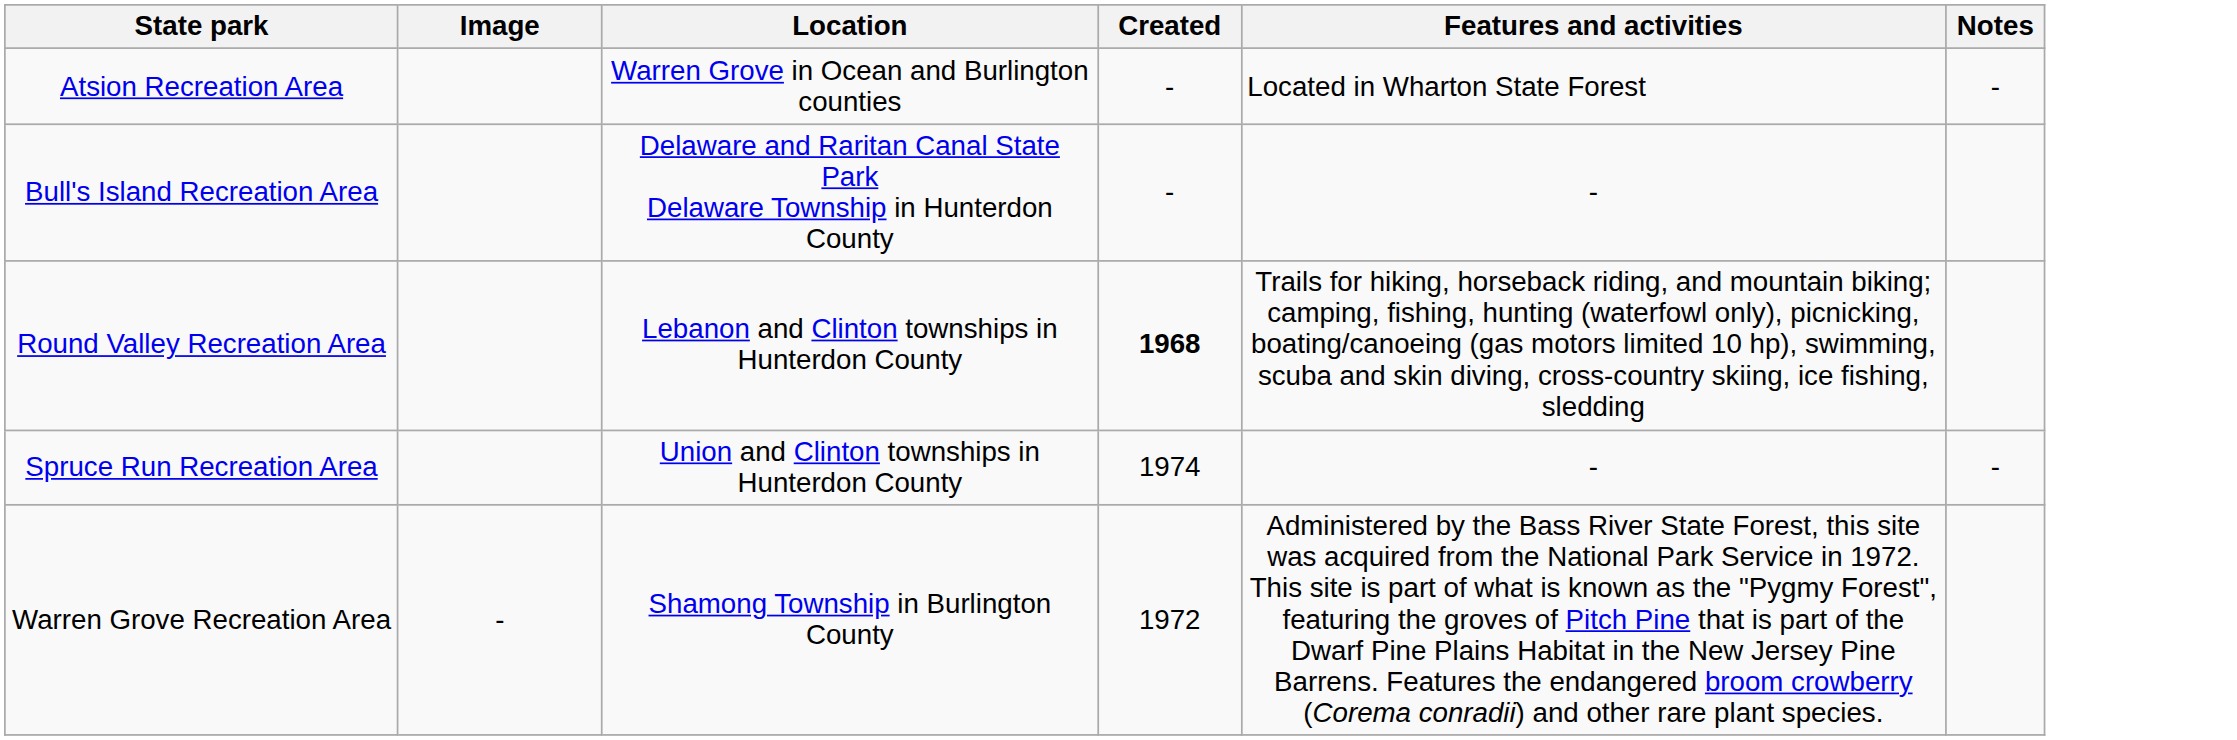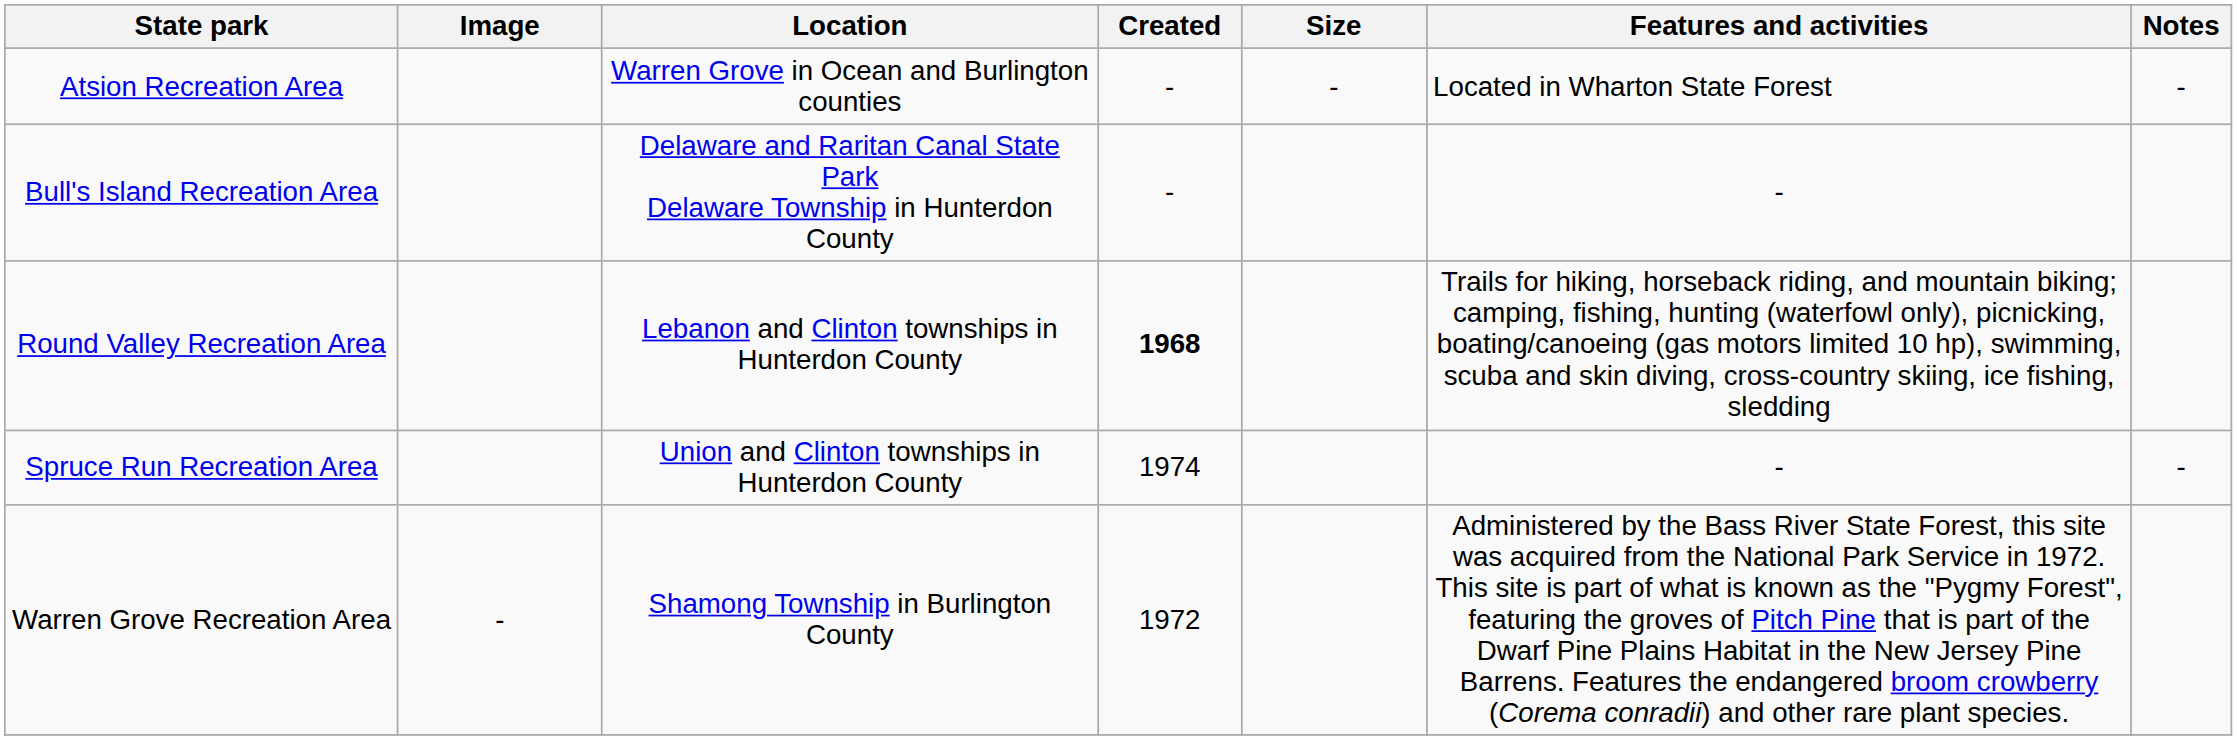+ column: (1334, 26)
